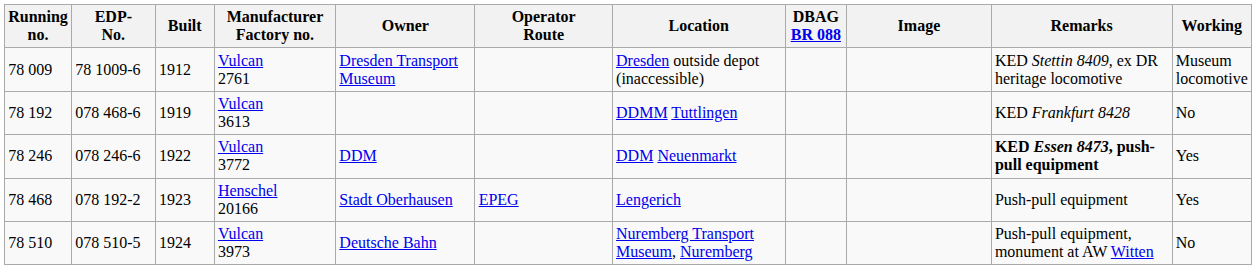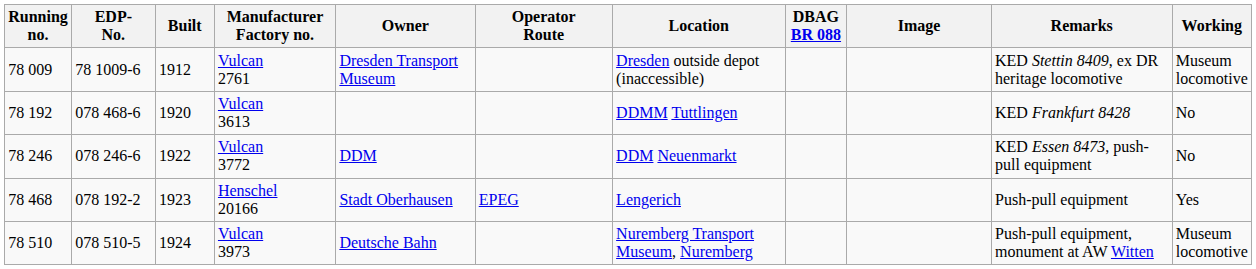(175, 112) 1919 -> (175, 112) 1920
(1075, 156) bold -> (1072, 156) normal
(1187, 156) Yes -> (1186, 156) No
(1186, 243) No -> (1212, 243) Museum locomotive
